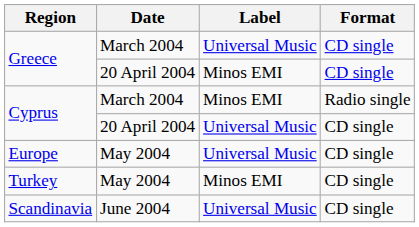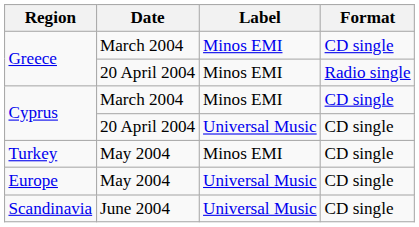(260, 45) Universal Music -> (243, 45) Minos EMI
(359, 72) CD single -> (368, 72) Radio single
(368, 99) Radio single -> (359, 99) CD single
rows swapped: (33, 180) <-> (33, 153)
